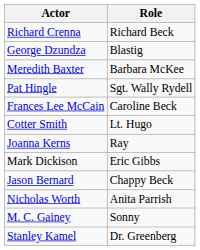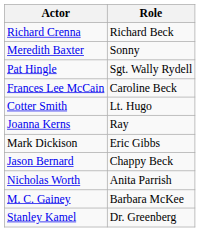- row: (46, 50)
(147, 69) Barbara McKee -> (125, 50) Sonny
(125, 217) Sonny -> (147, 198) Barbara McKee
